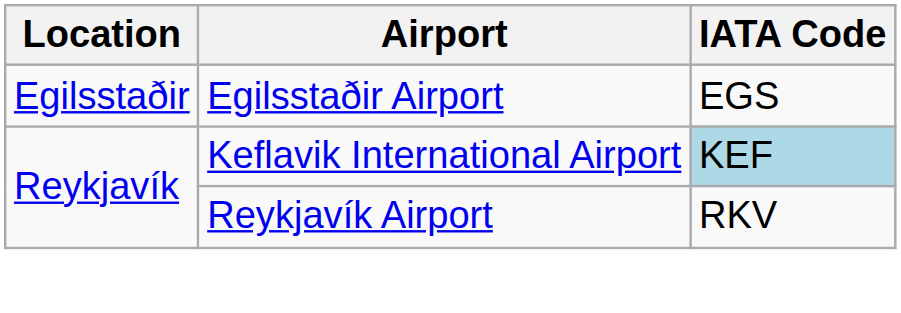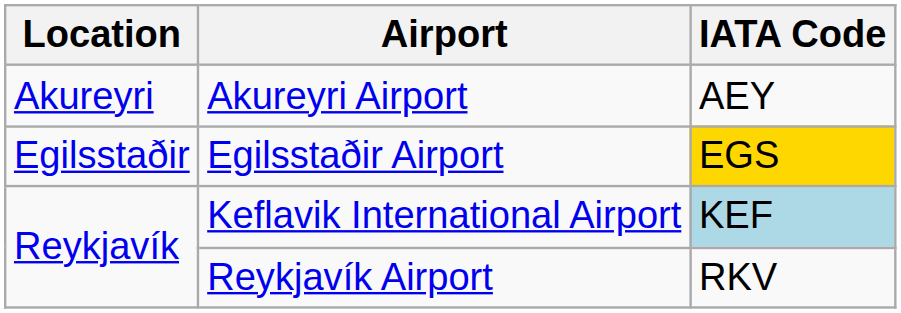+ row: (337, 95)
(739, 95) no background -> (739, 155) gold background
